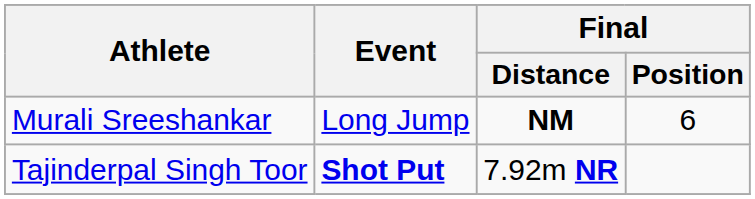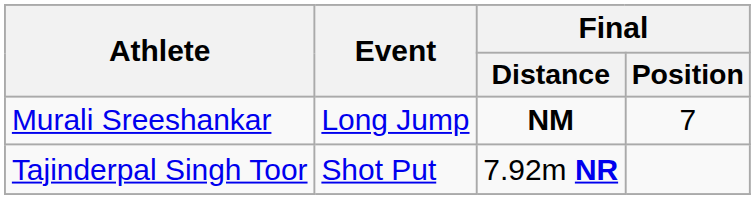(688, 120) 6 -> (688, 120) 7
(383, 168) bold -> (379, 168) normal
